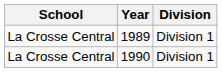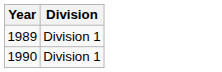- column: (61, 15)
